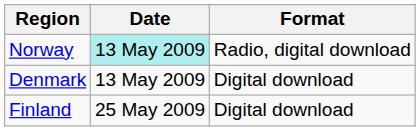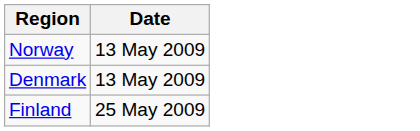- column: (312, 19)
(150, 49) paleturquoise background -> (150, 49) no background
